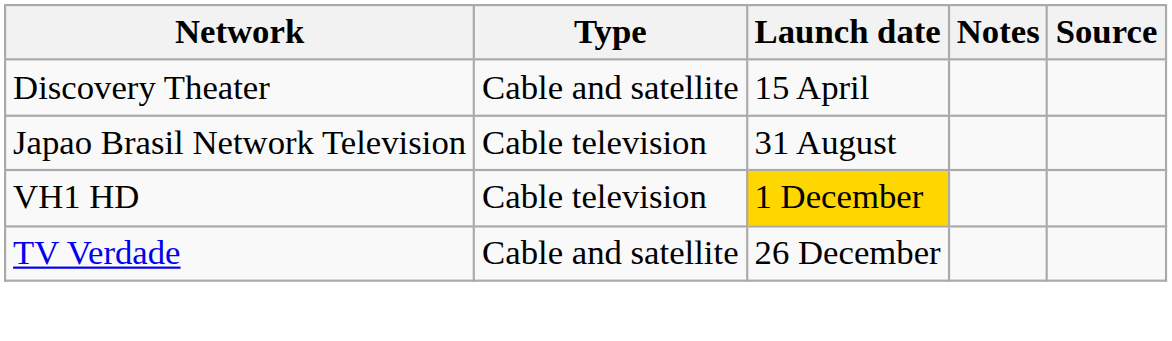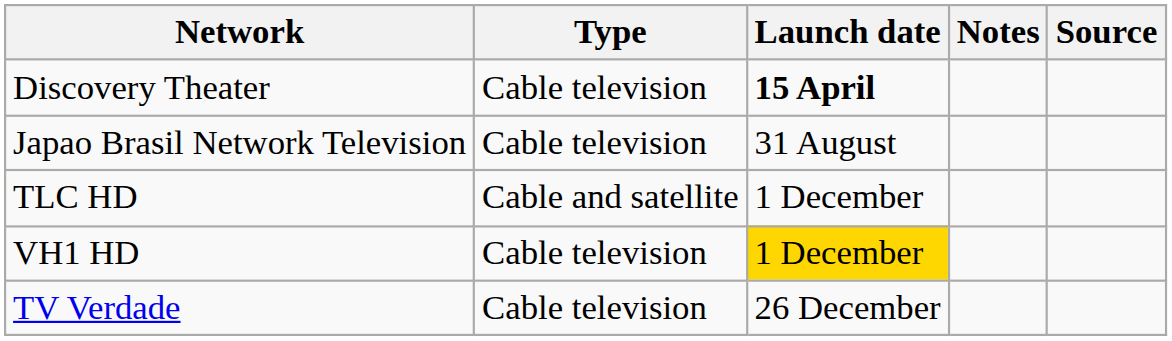(610, 87) Cable and satellite -> (594, 87) Cable television
(812, 87) normal -> (815, 87) bold
+ row: (75, 197)
(610, 252) Cable and satellite -> (594, 307) Cable television
